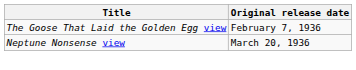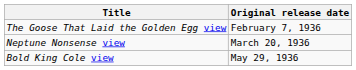+ row: (60, 58)
